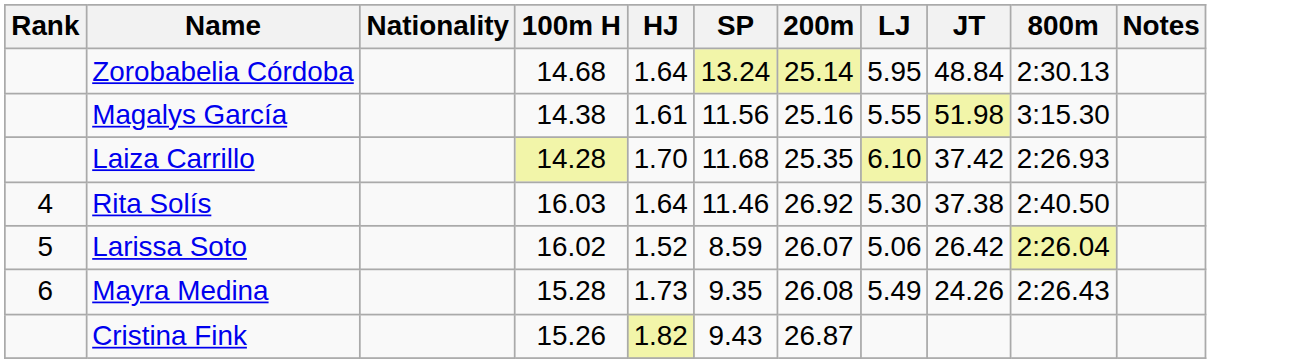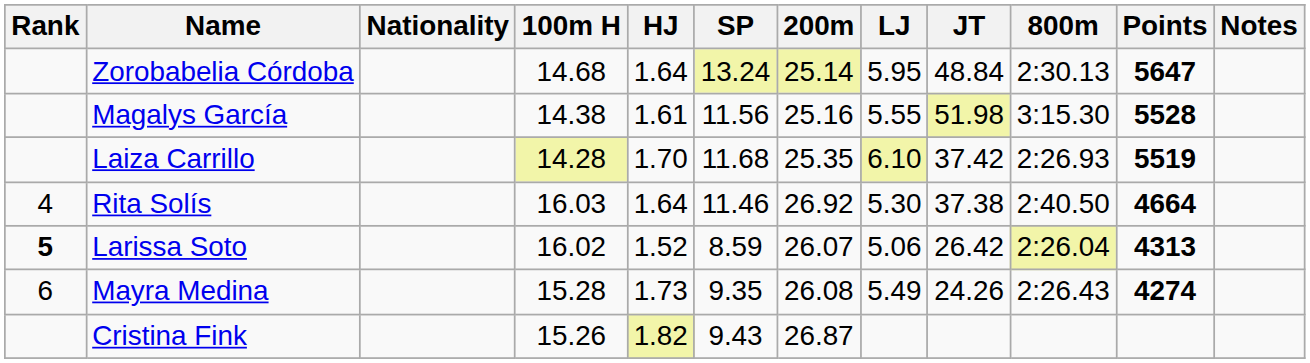+ column: (1165, 26)
(45, 247) normal -> (45, 247) bold
